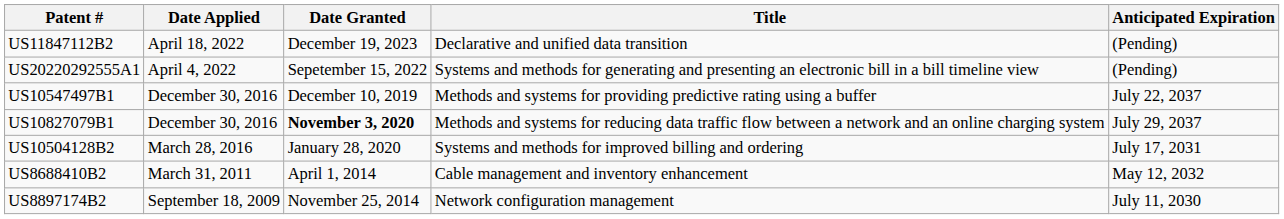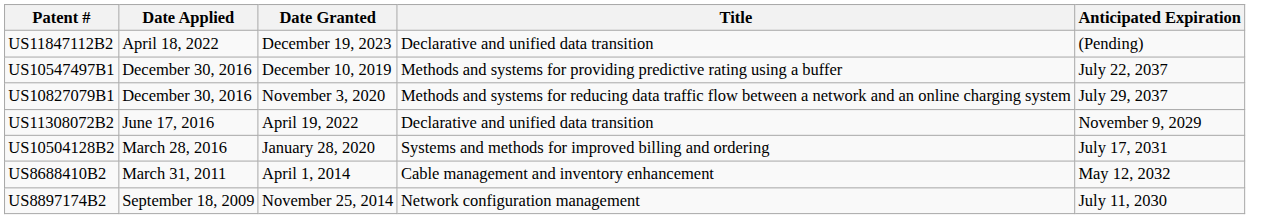- row: (74, 69)
(351, 122) bold -> (324, 95) normal
+ row: (61, 122)
